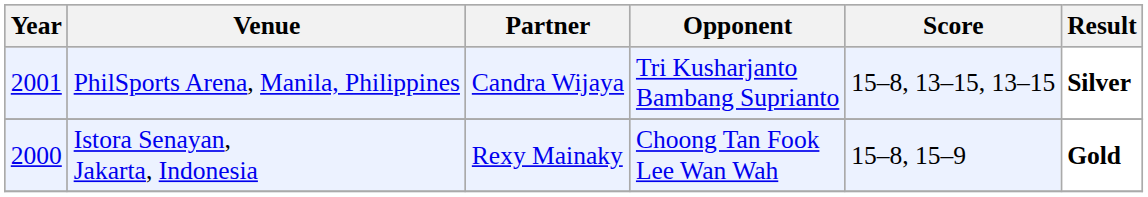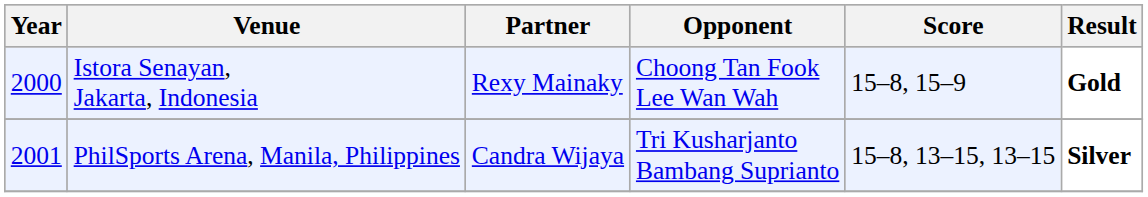rows swapped: (166, 155) <-> (267, 82)
